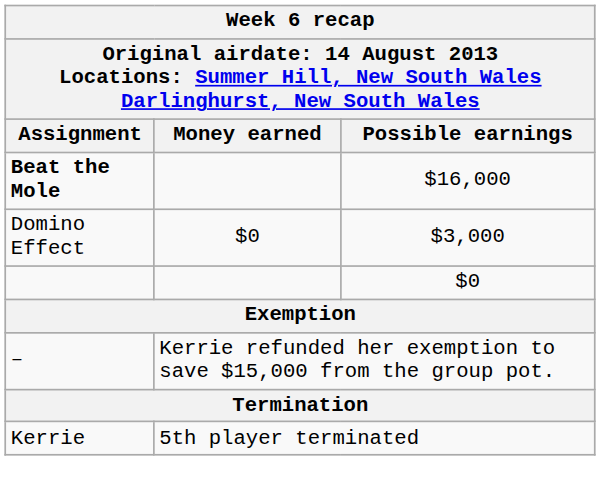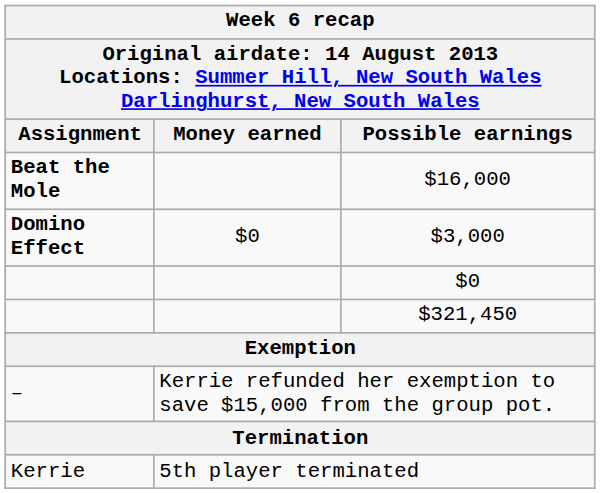(48, 237) normal -> (48, 237) bold
+ row: (468, 315)
